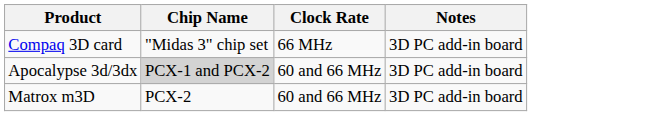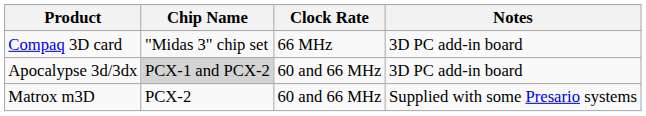(456, 96) 3D PC add-in board -> (513, 96) Supplied with some Presario systems
